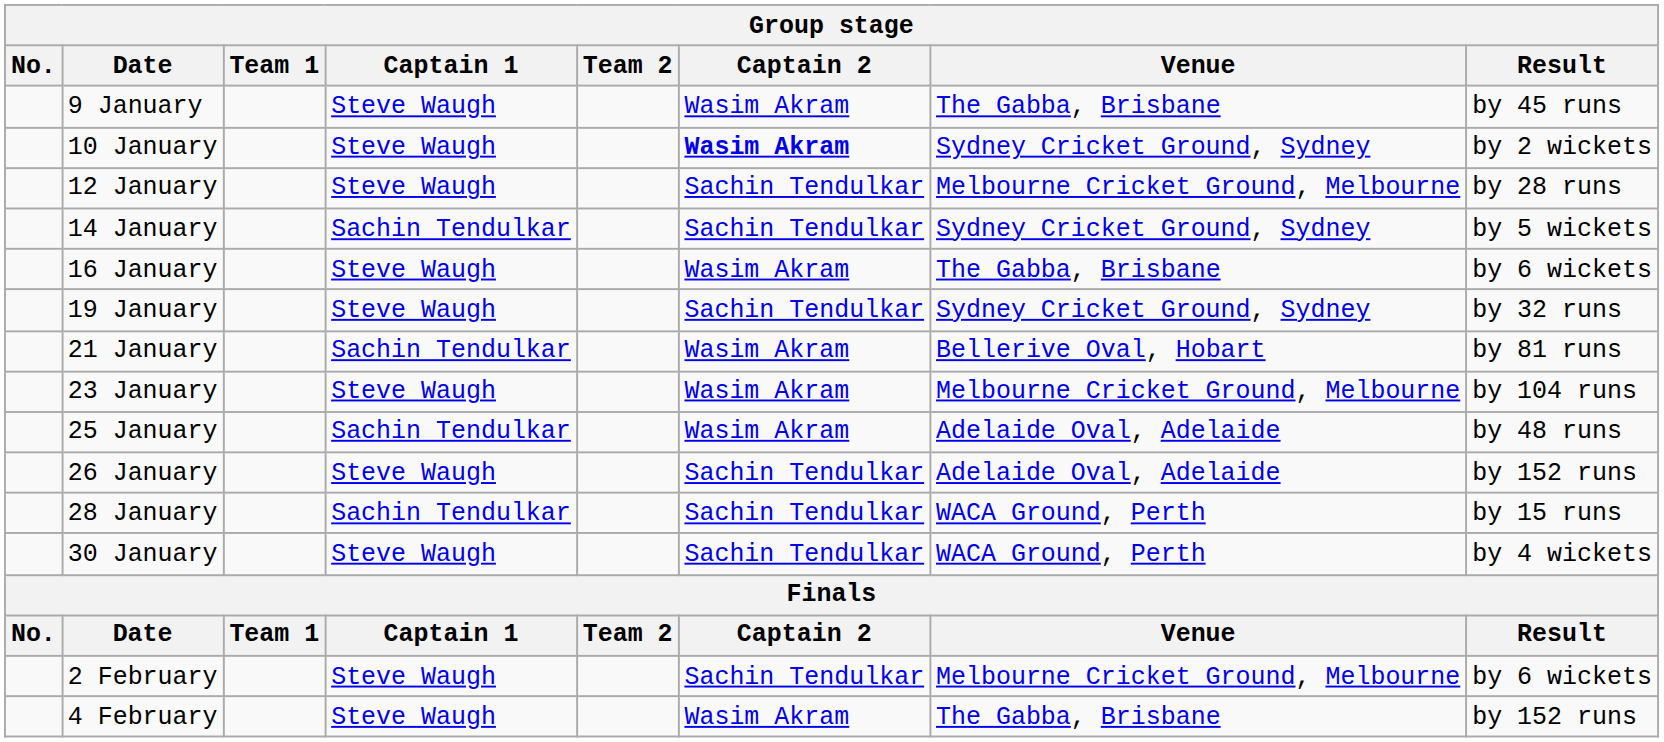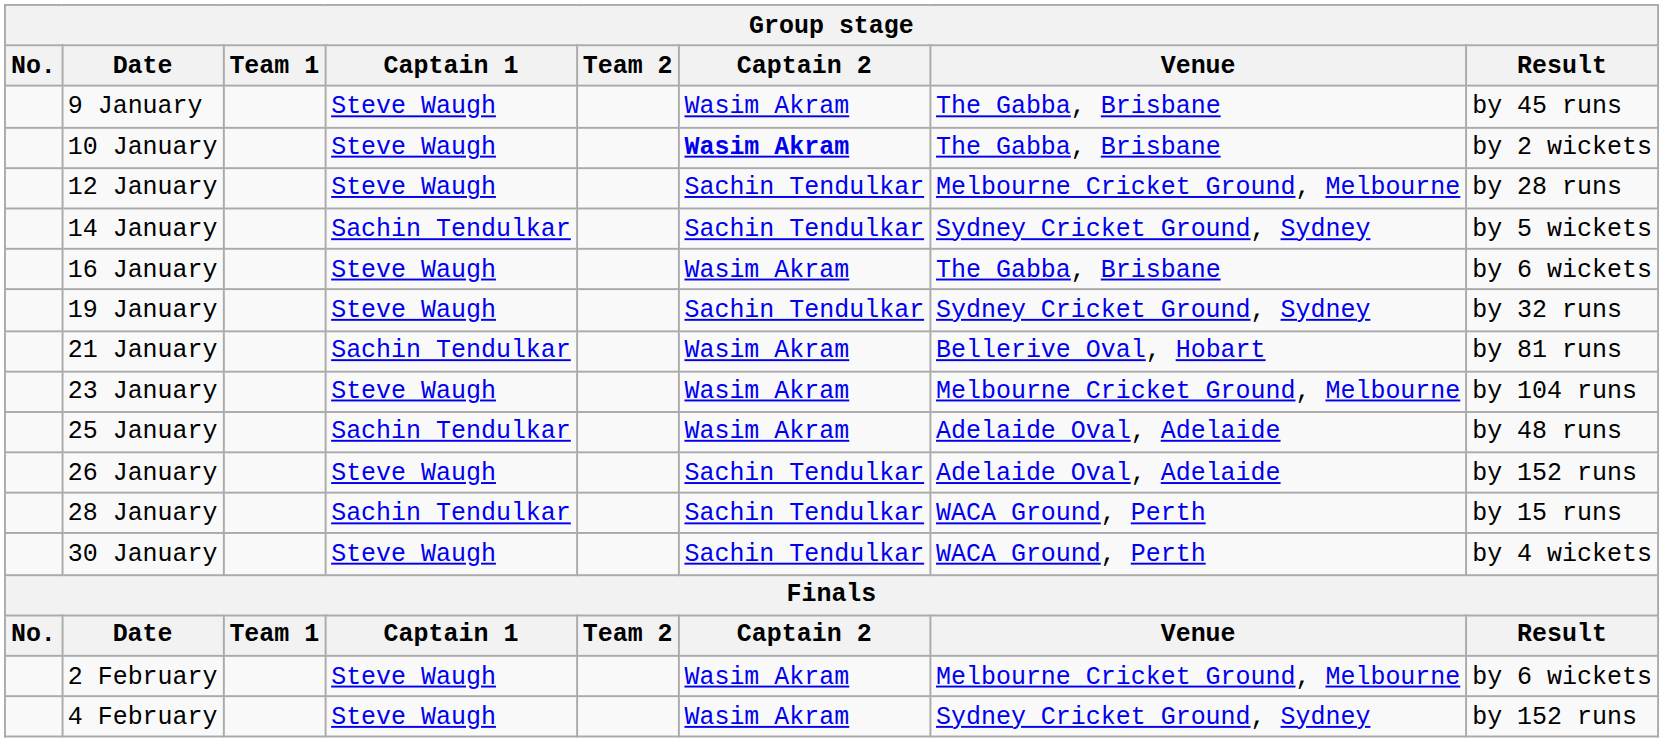(1153, 147) Sydney Cricket Ground, Sydney -> (1078, 147) The Gabba, Brisbane
(804, 676) Sachin Tendulkar -> (767, 676) Wasim Akram
(1078, 717) The Gabba, Brisbane -> (1153, 717) Sydney Cricket Ground, Sydney
